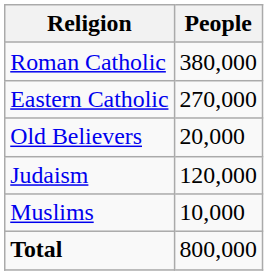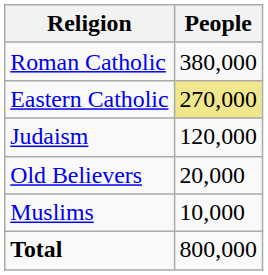(218, 99) no background -> (218, 99) khaki background
rows swapped: (49, 174) <-> (76, 136)
